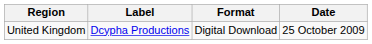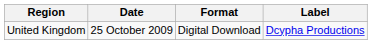columns swapped: (323, 13) <-> (140, 13)
